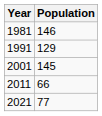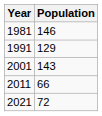(46, 66) 145 -> (46, 66) 143
(43, 102) 77 -> (43, 102) 72
